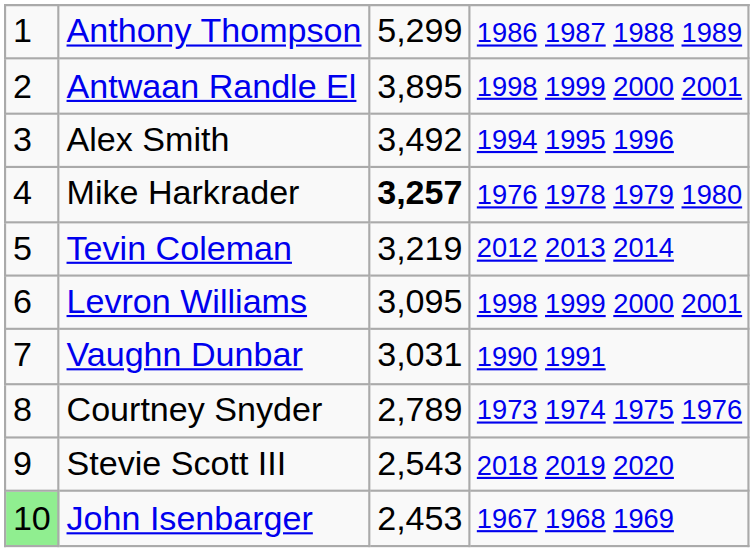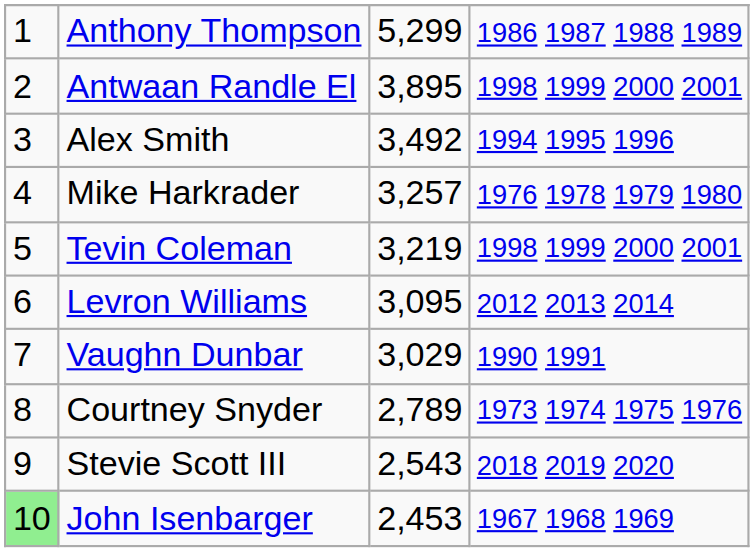(420, 193) bold -> (420, 193) normal
(575, 248) 2012 2013 2014 -> (609, 248) 1998 1999 2000 2001
(609, 302) 1998 1999 2000 2001 -> (575, 302) 2012 2013 2014
(420, 355) 3,031 -> (420, 355) 3,029
